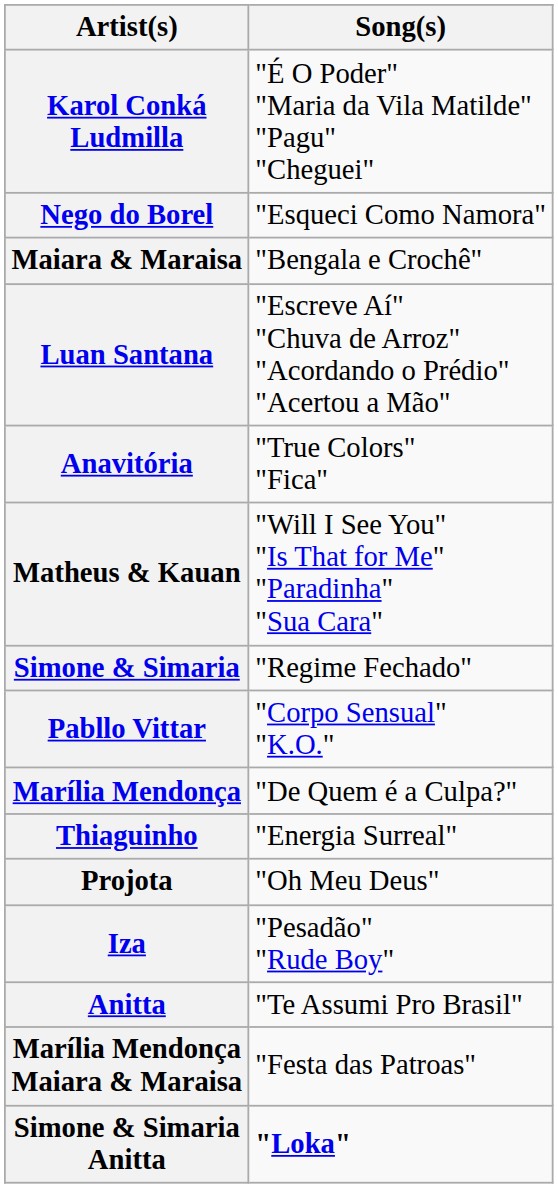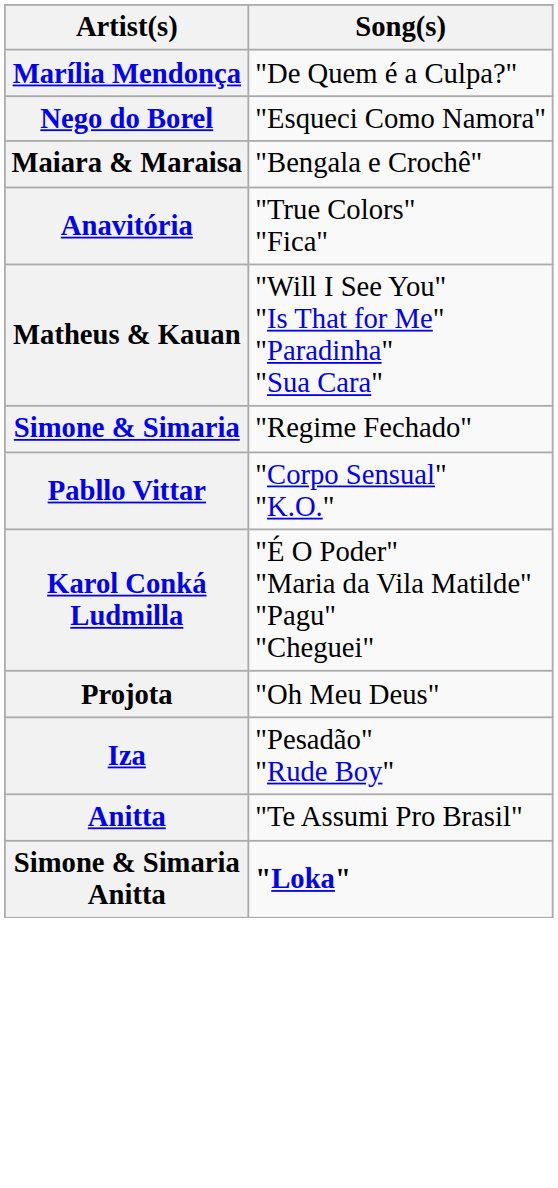rows swapped: (127, 120) <-> (127, 790)
- row: (127, 353)
- row: (127, 835)
- row: (127, 1065)
